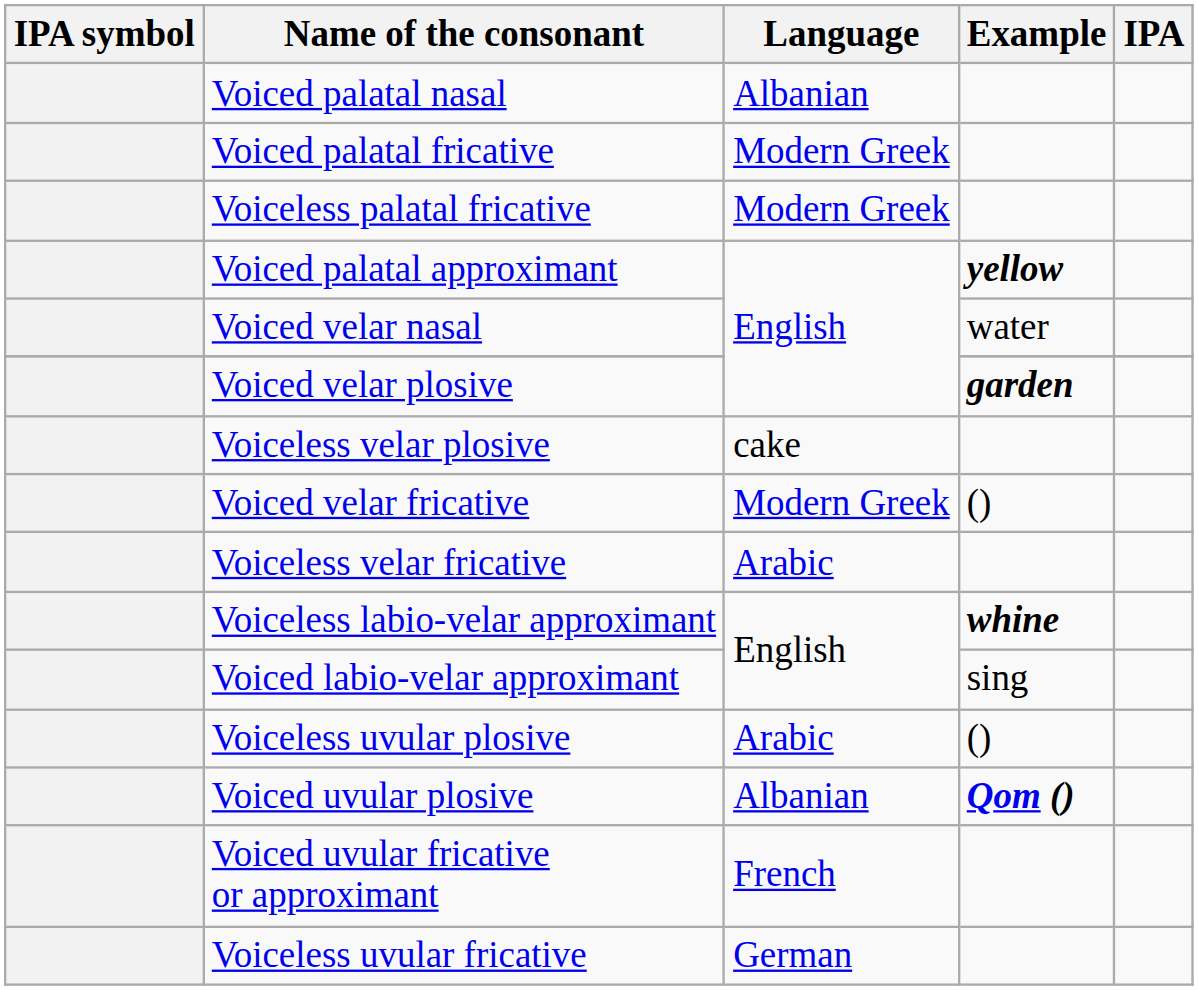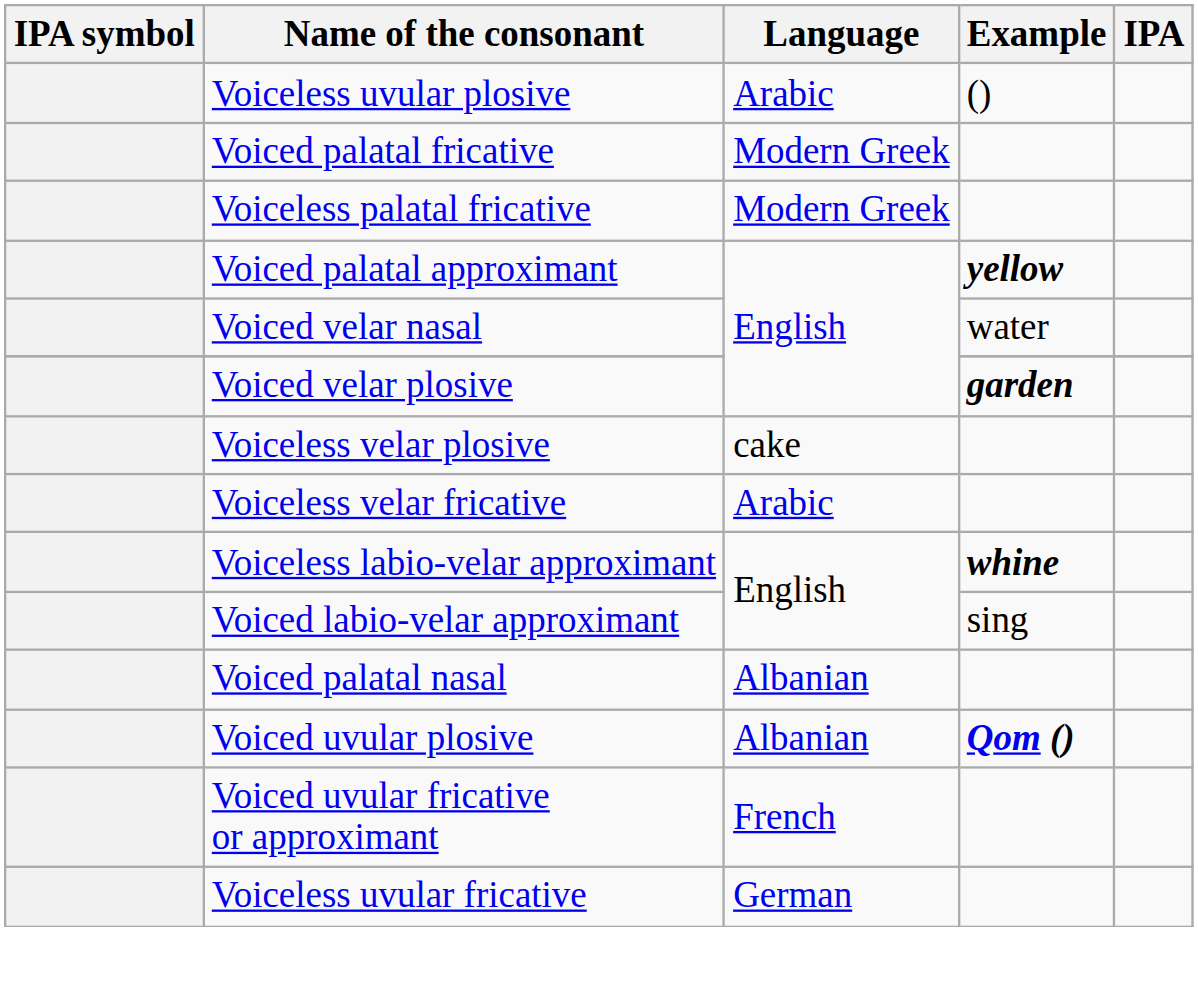rows swapped: (359, 92) <-> (391, 737)
- row: (371, 502)
